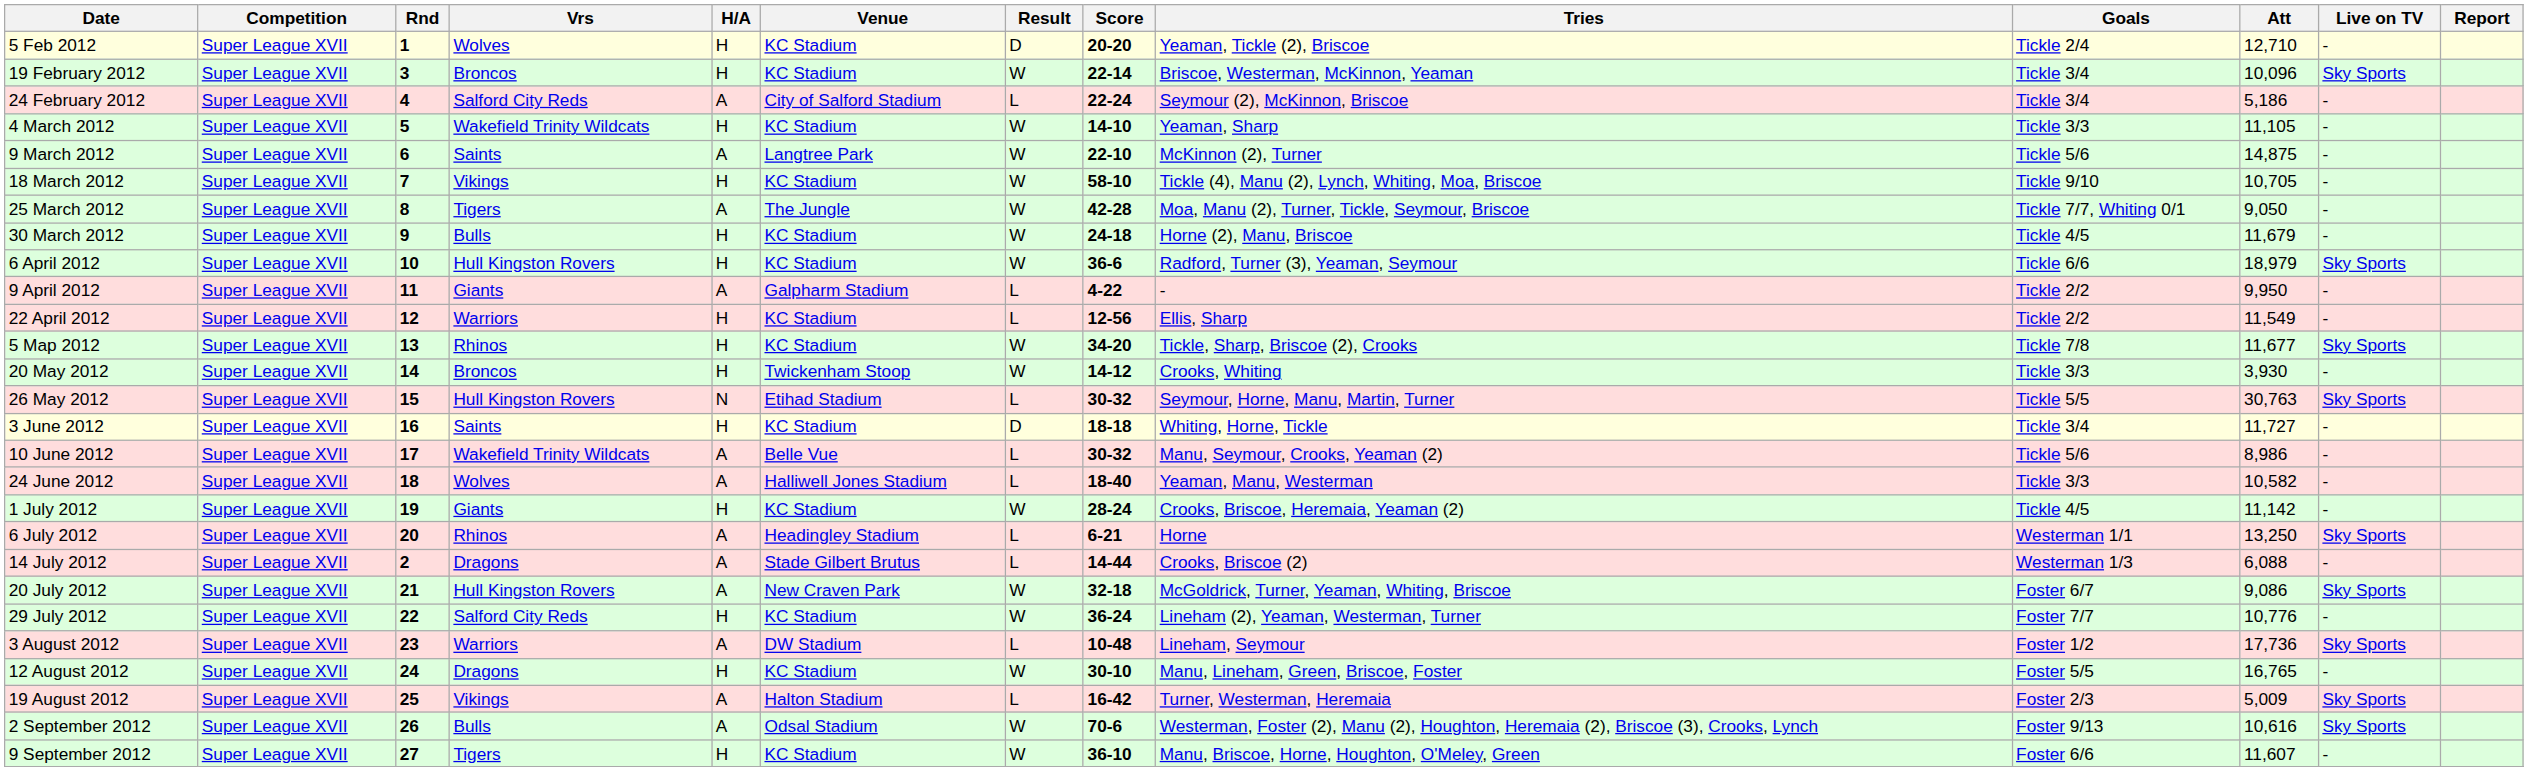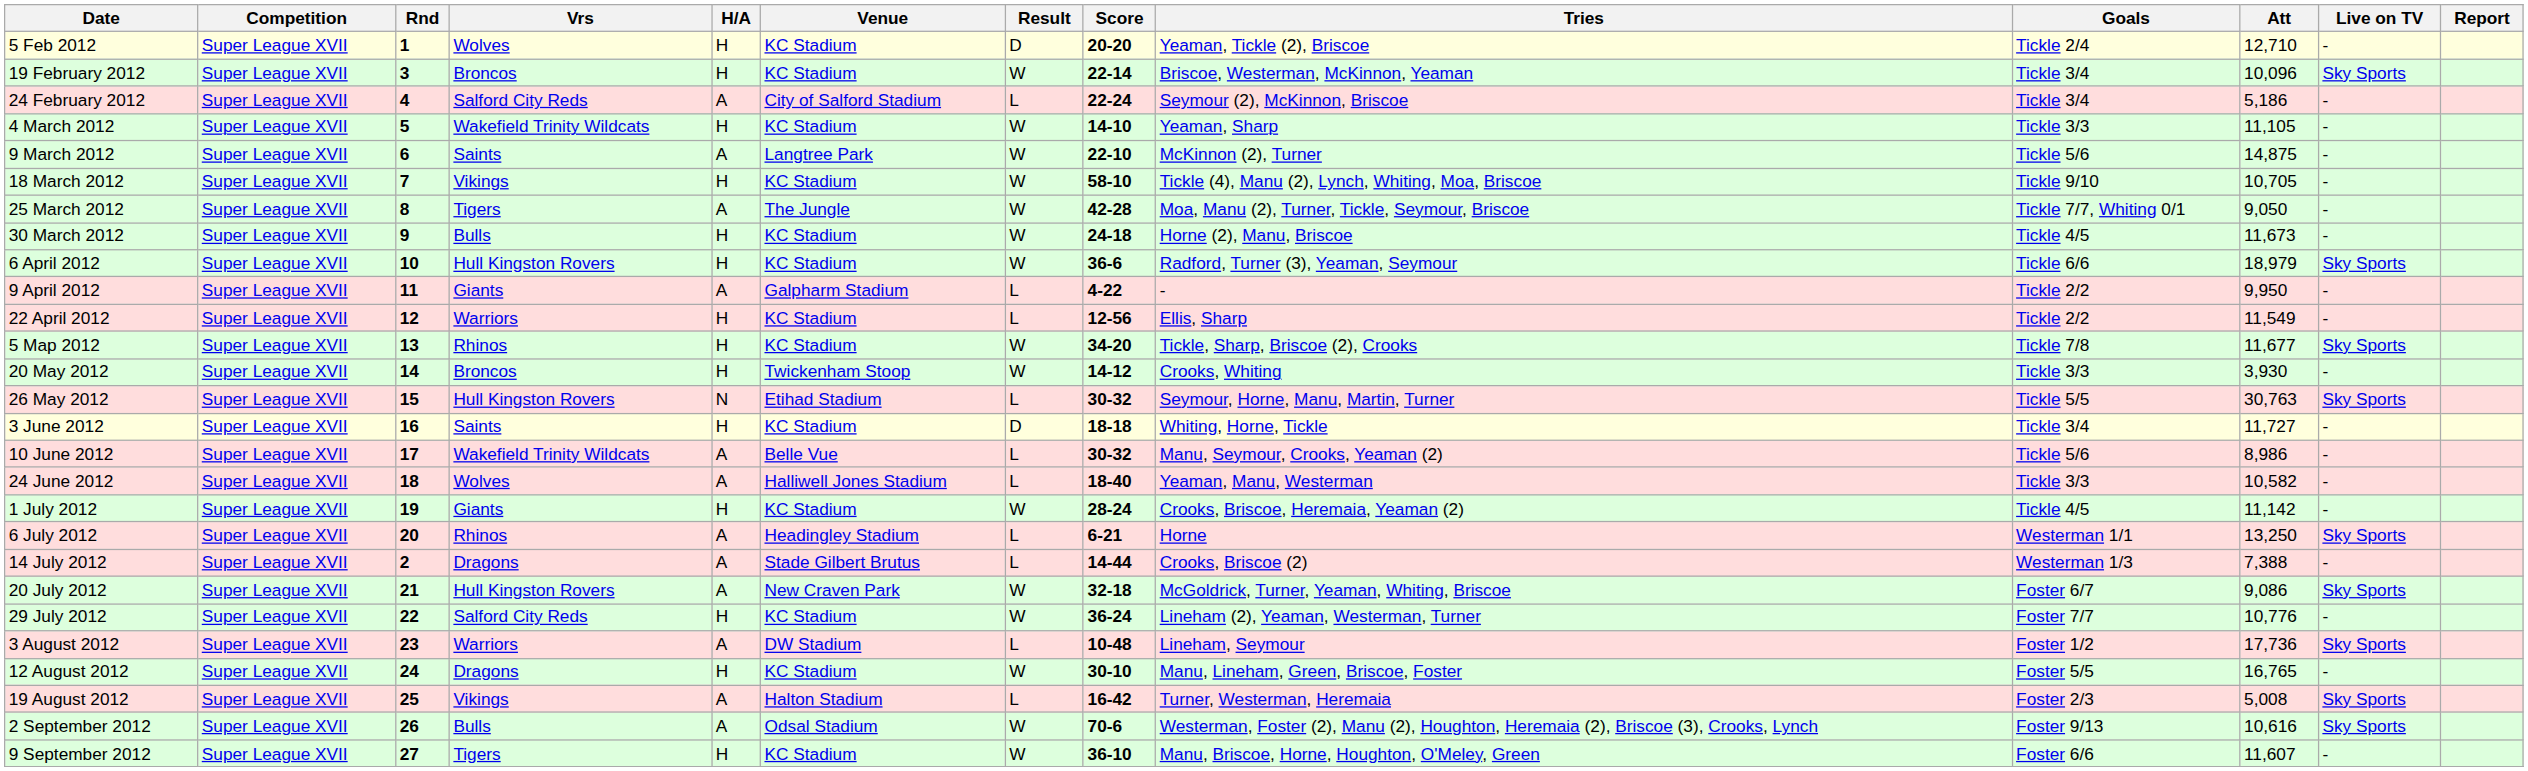(2270, 236) 11,679 -> (2270, 236) 11,673
(2266, 562) 6,088 -> (2266, 562) 7,388
(2266, 698) 5,009 -> (2266, 698) 5,008
